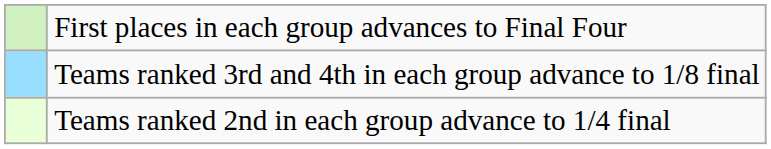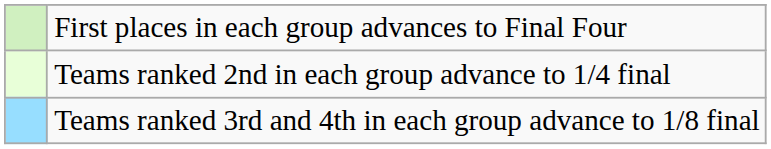rows swapped: (362, 119) <-> (407, 73)
